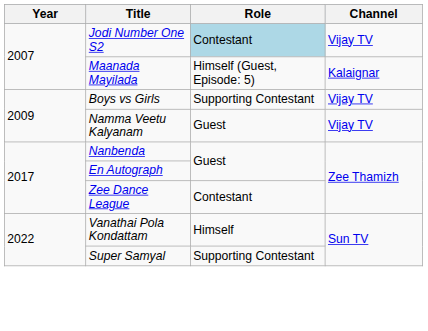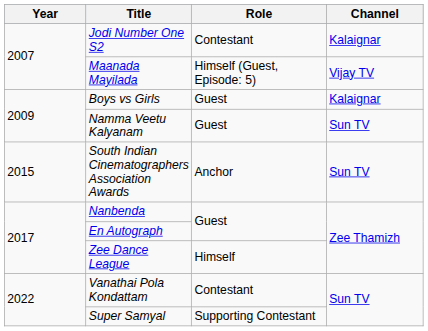(223, 40) lightblue background -> (224, 40) no background
(350, 40) Vijay TV -> (355, 40) Kalaignar
(354, 73) Kalaignar -> (352, 73) Vijay TV
(254, 99) Supporting Contestant -> (211, 99) Guest
(350, 99) Vijay TV -> (355, 99) Kalaignar
(350, 125) Vijay TV -> (349, 125) Sun TV
+ row: (139, 172)
(223, 197) Contestant -> (215, 257) Himself
(213, 229) Himself -> (224, 290) Contestant
